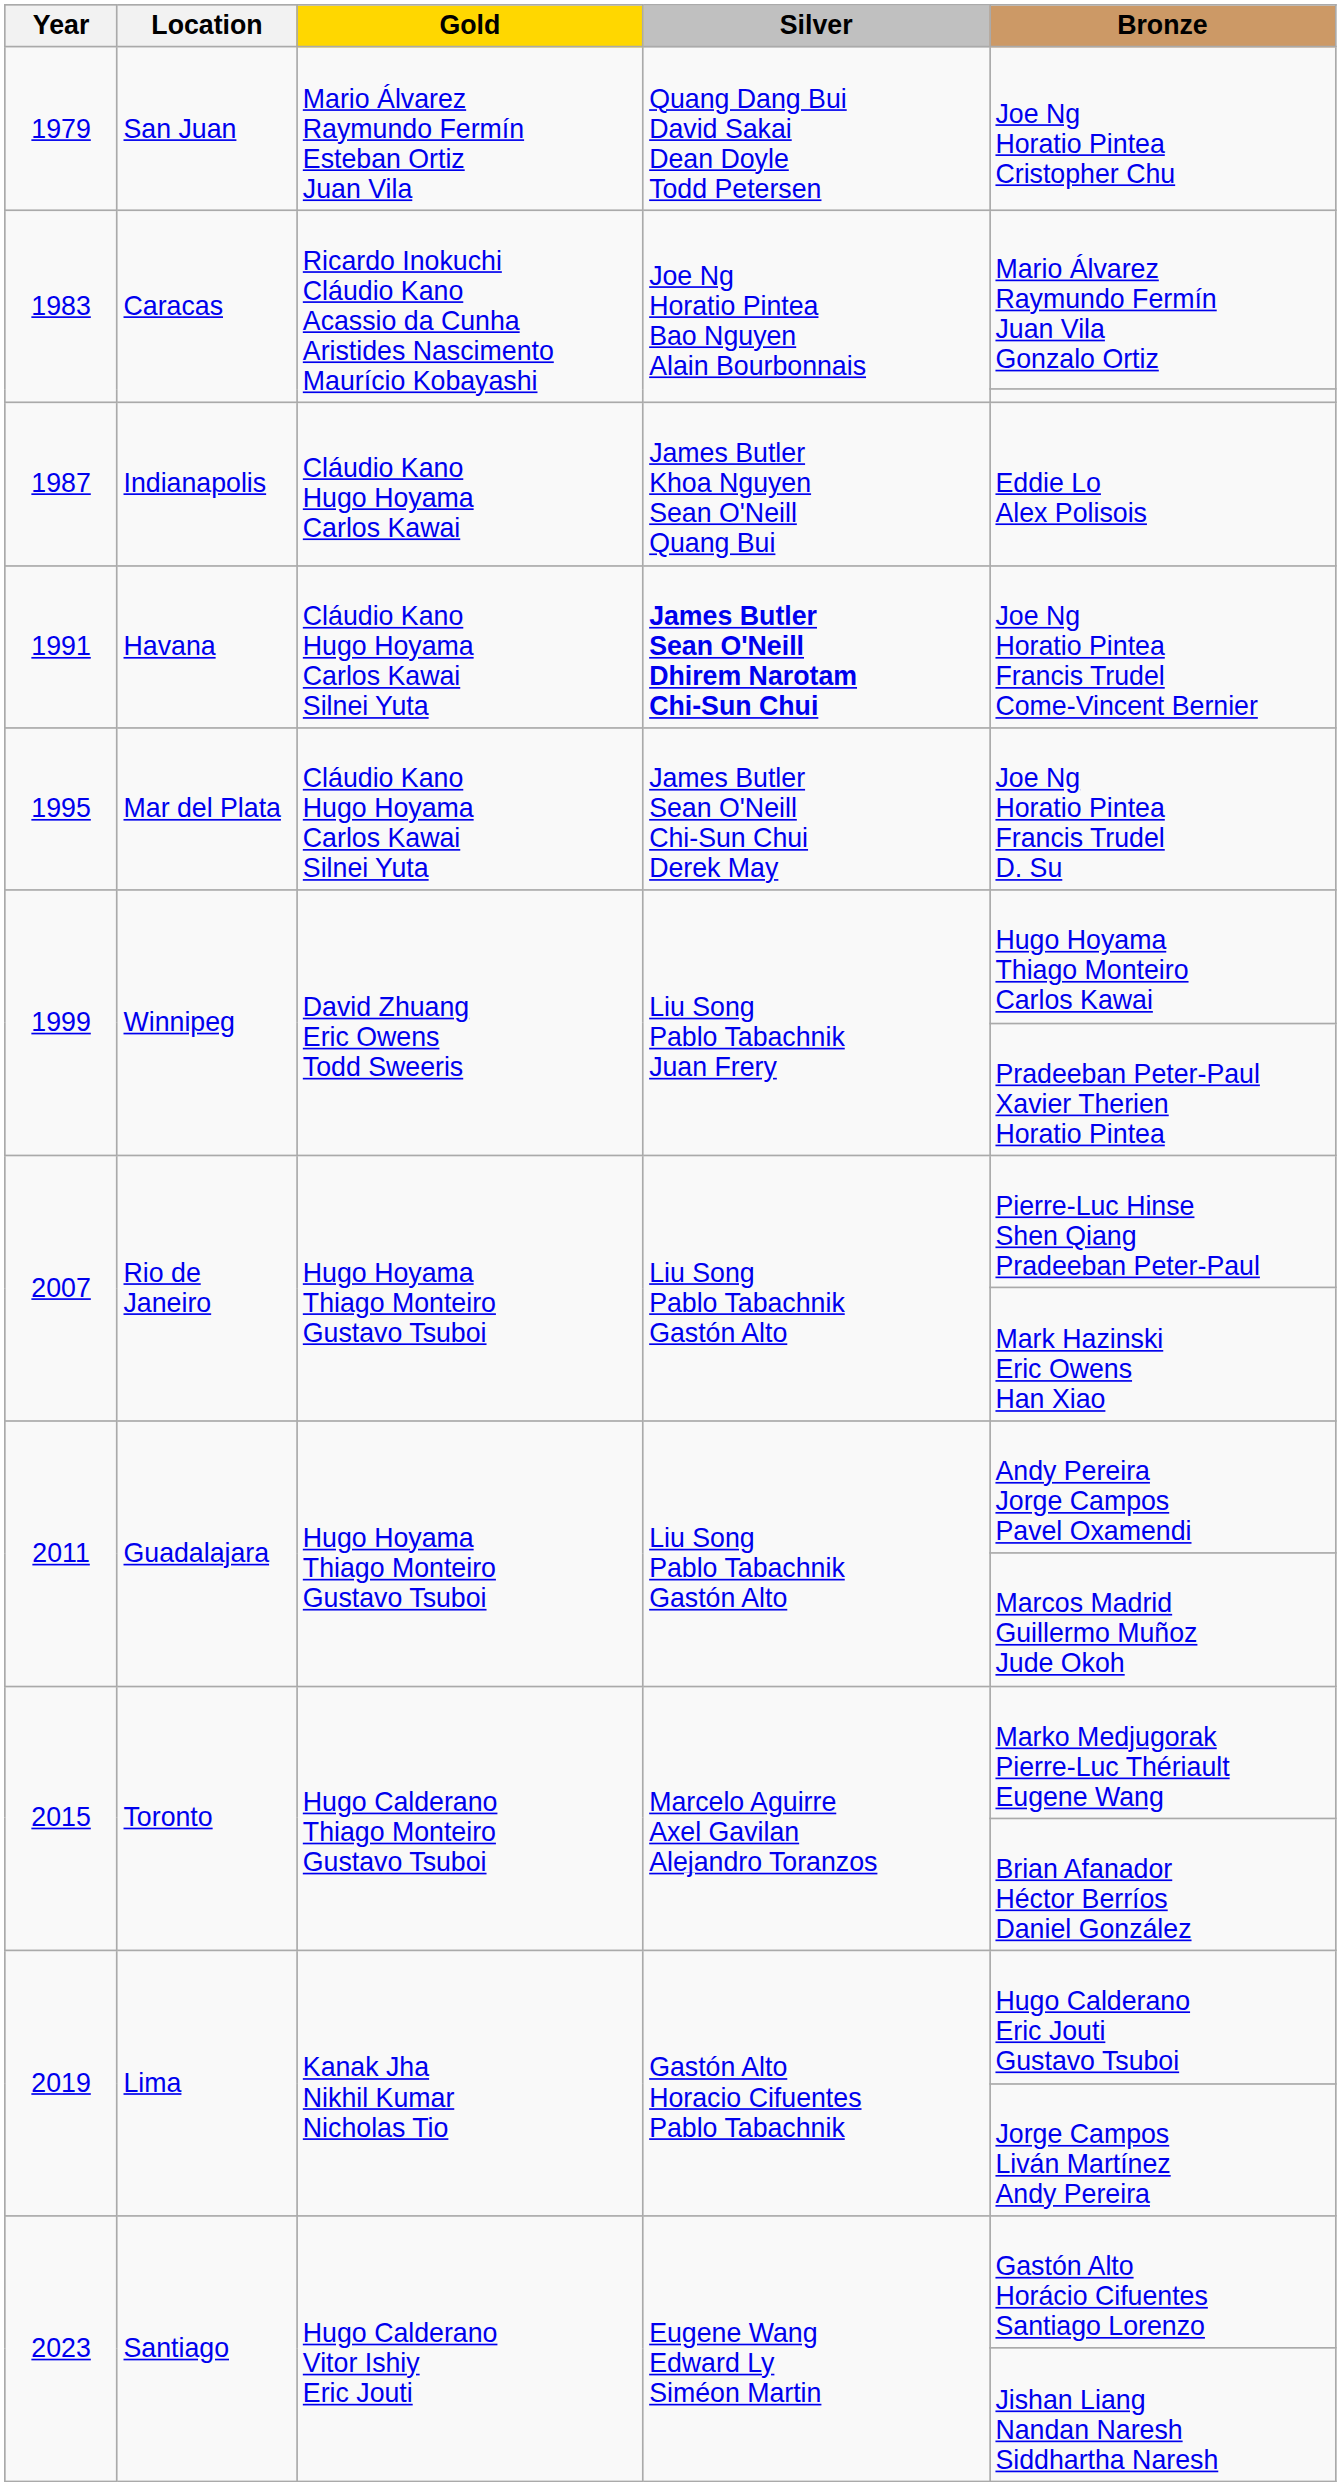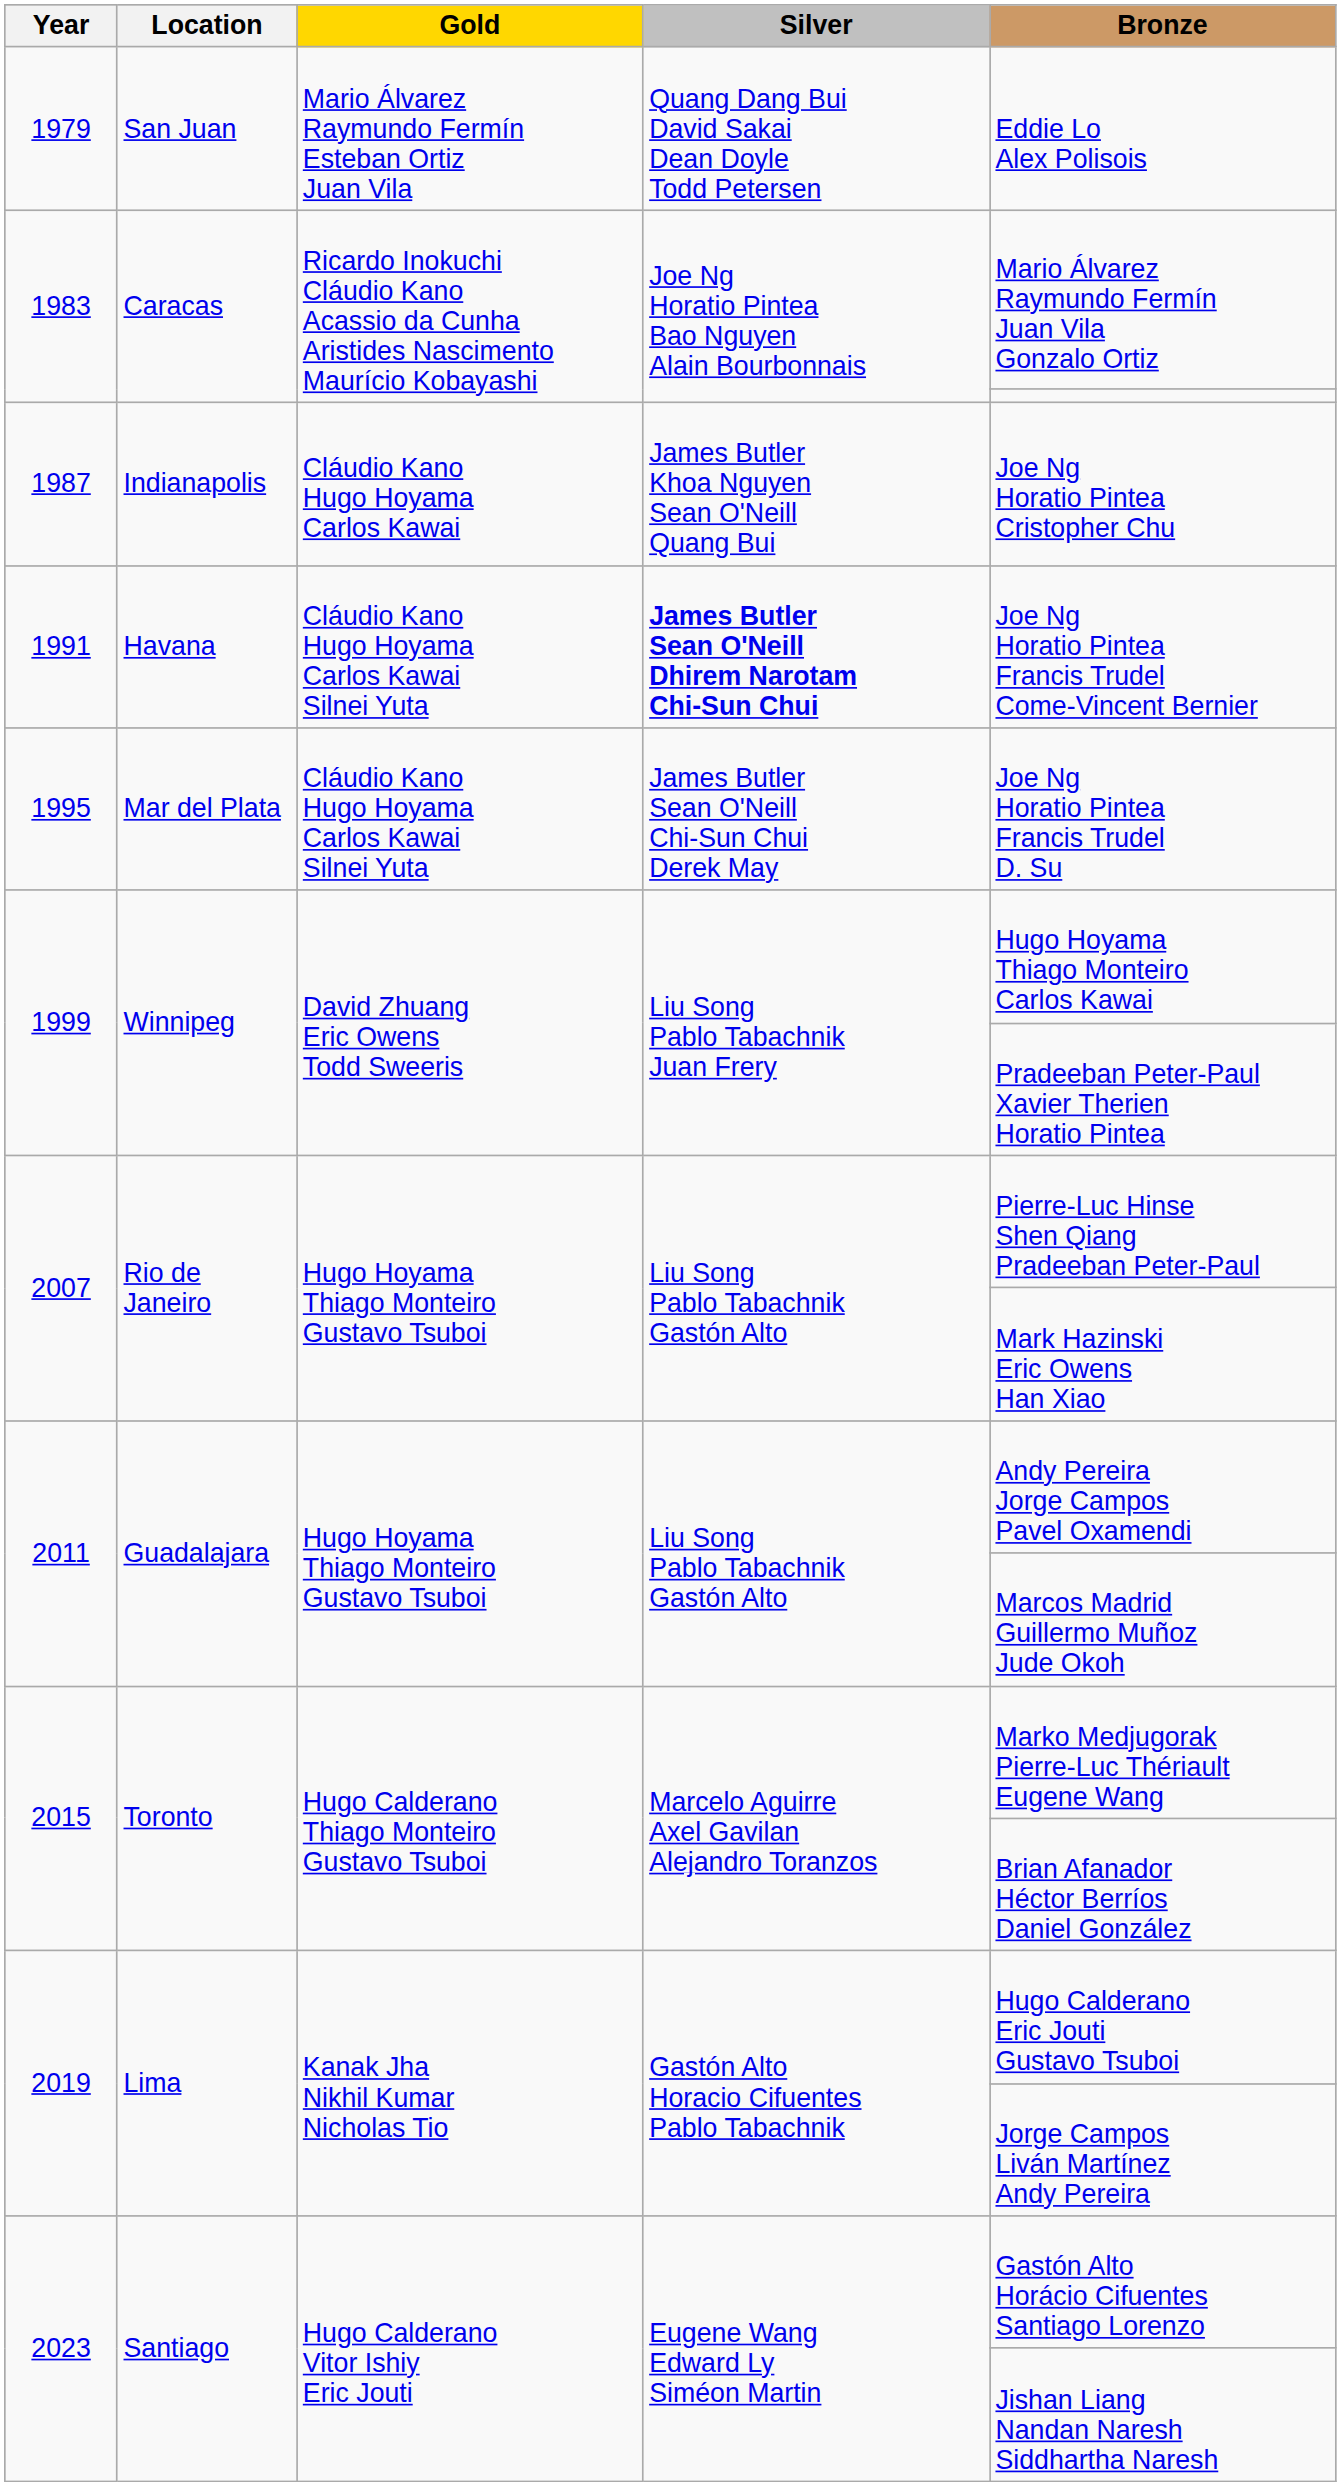(1085, 143) Joe Ng Horatio Pintea Cristopher Chu -> (1071, 143) Eddie Lo Alex Polisois
(1071, 498) Eddie Lo Alex Polisois -> (1085, 498) Joe Ng Horatio Pintea Cristopher Chu
